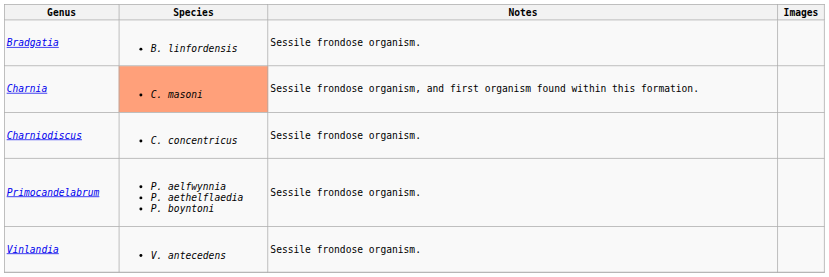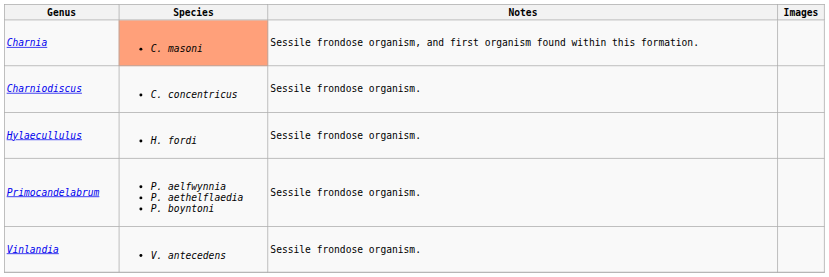- row: (33, 43)
+ row: (44, 135)
